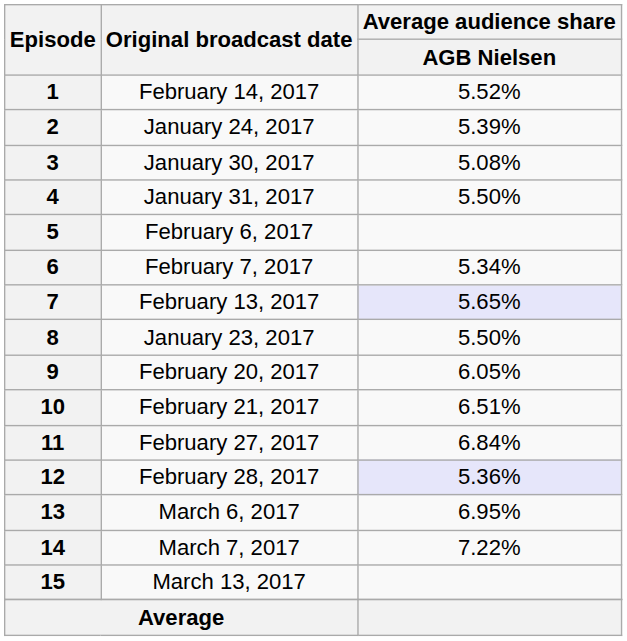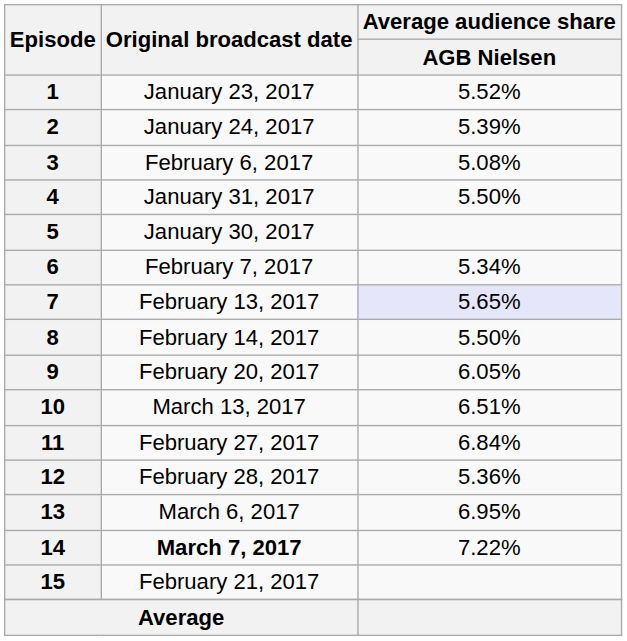(229, 92) February 14, 2017 -> (229, 92) January 23, 2017
(229, 162) January 30, 2017 -> (229, 162) February 6, 2017
(229, 232) February 6, 2017 -> (229, 232) January 30, 2017
(229, 337) January 23, 2017 -> (229, 337) February 14, 2017
(229, 407) February 21, 2017 -> (229, 407) March 13, 2017
(489, 477) lavender background -> (489, 477) no background
(229, 547) normal -> (229, 547) bold
(229, 582) March 13, 2017 -> (229, 582) February 21, 2017
